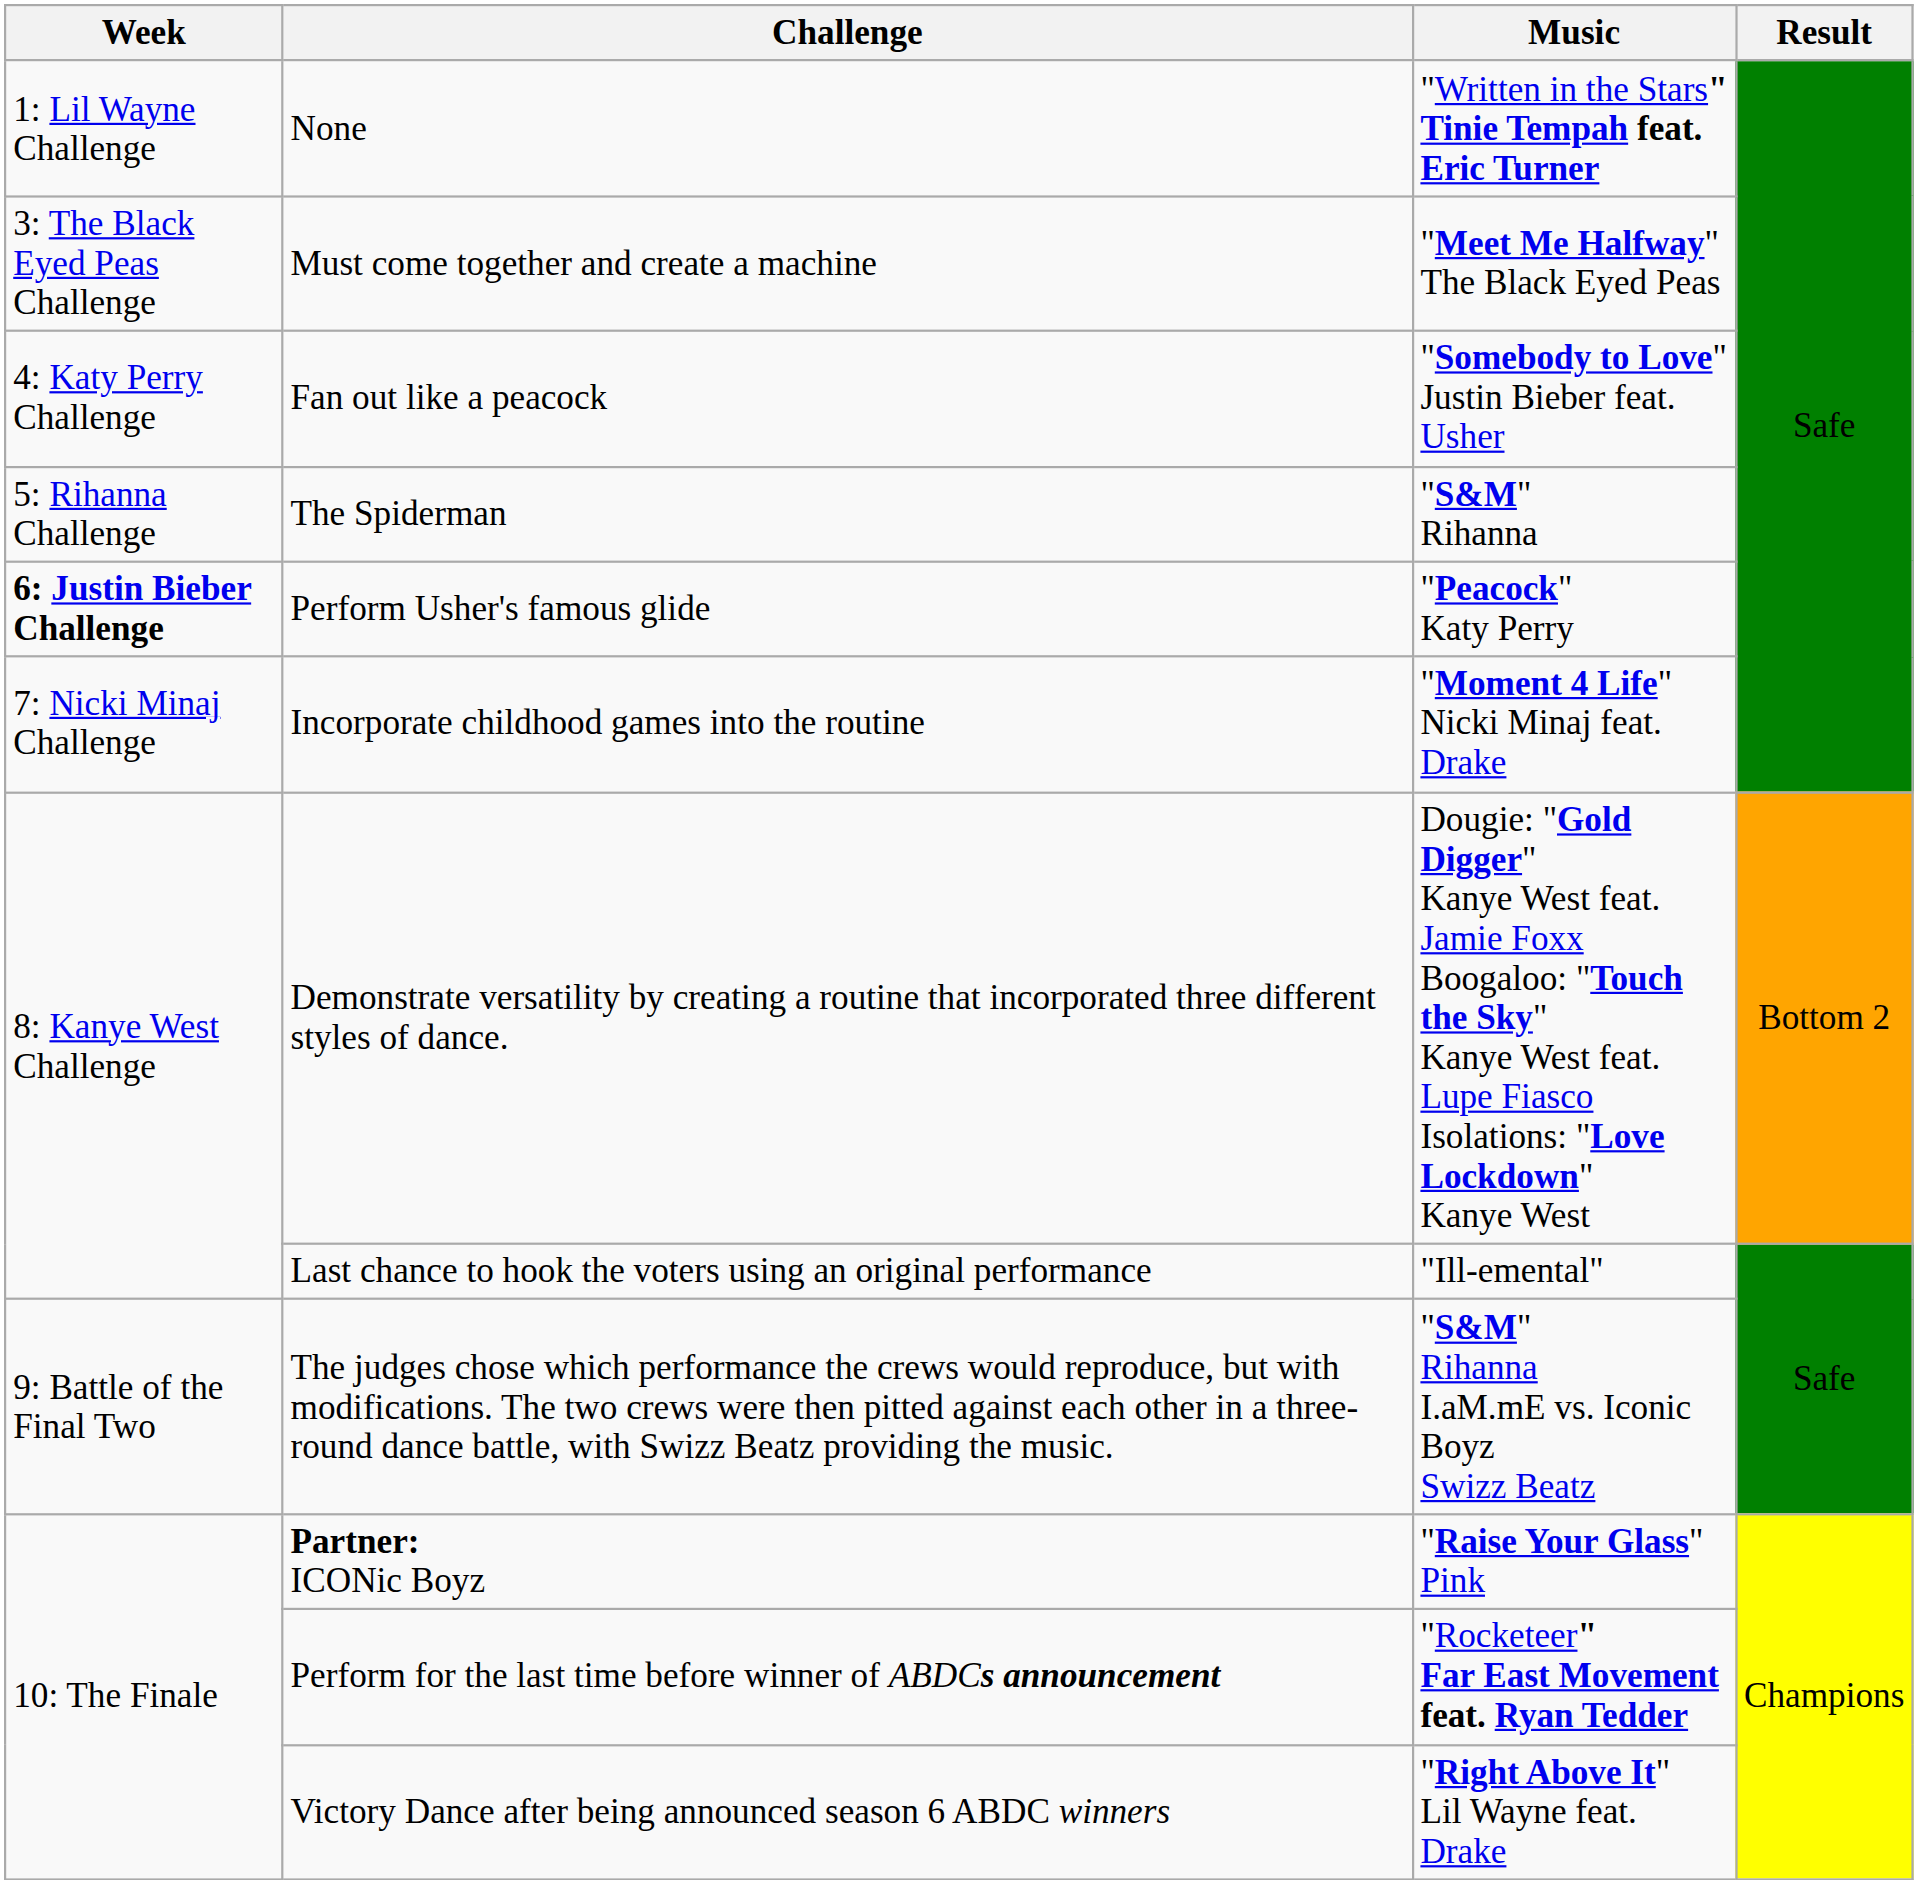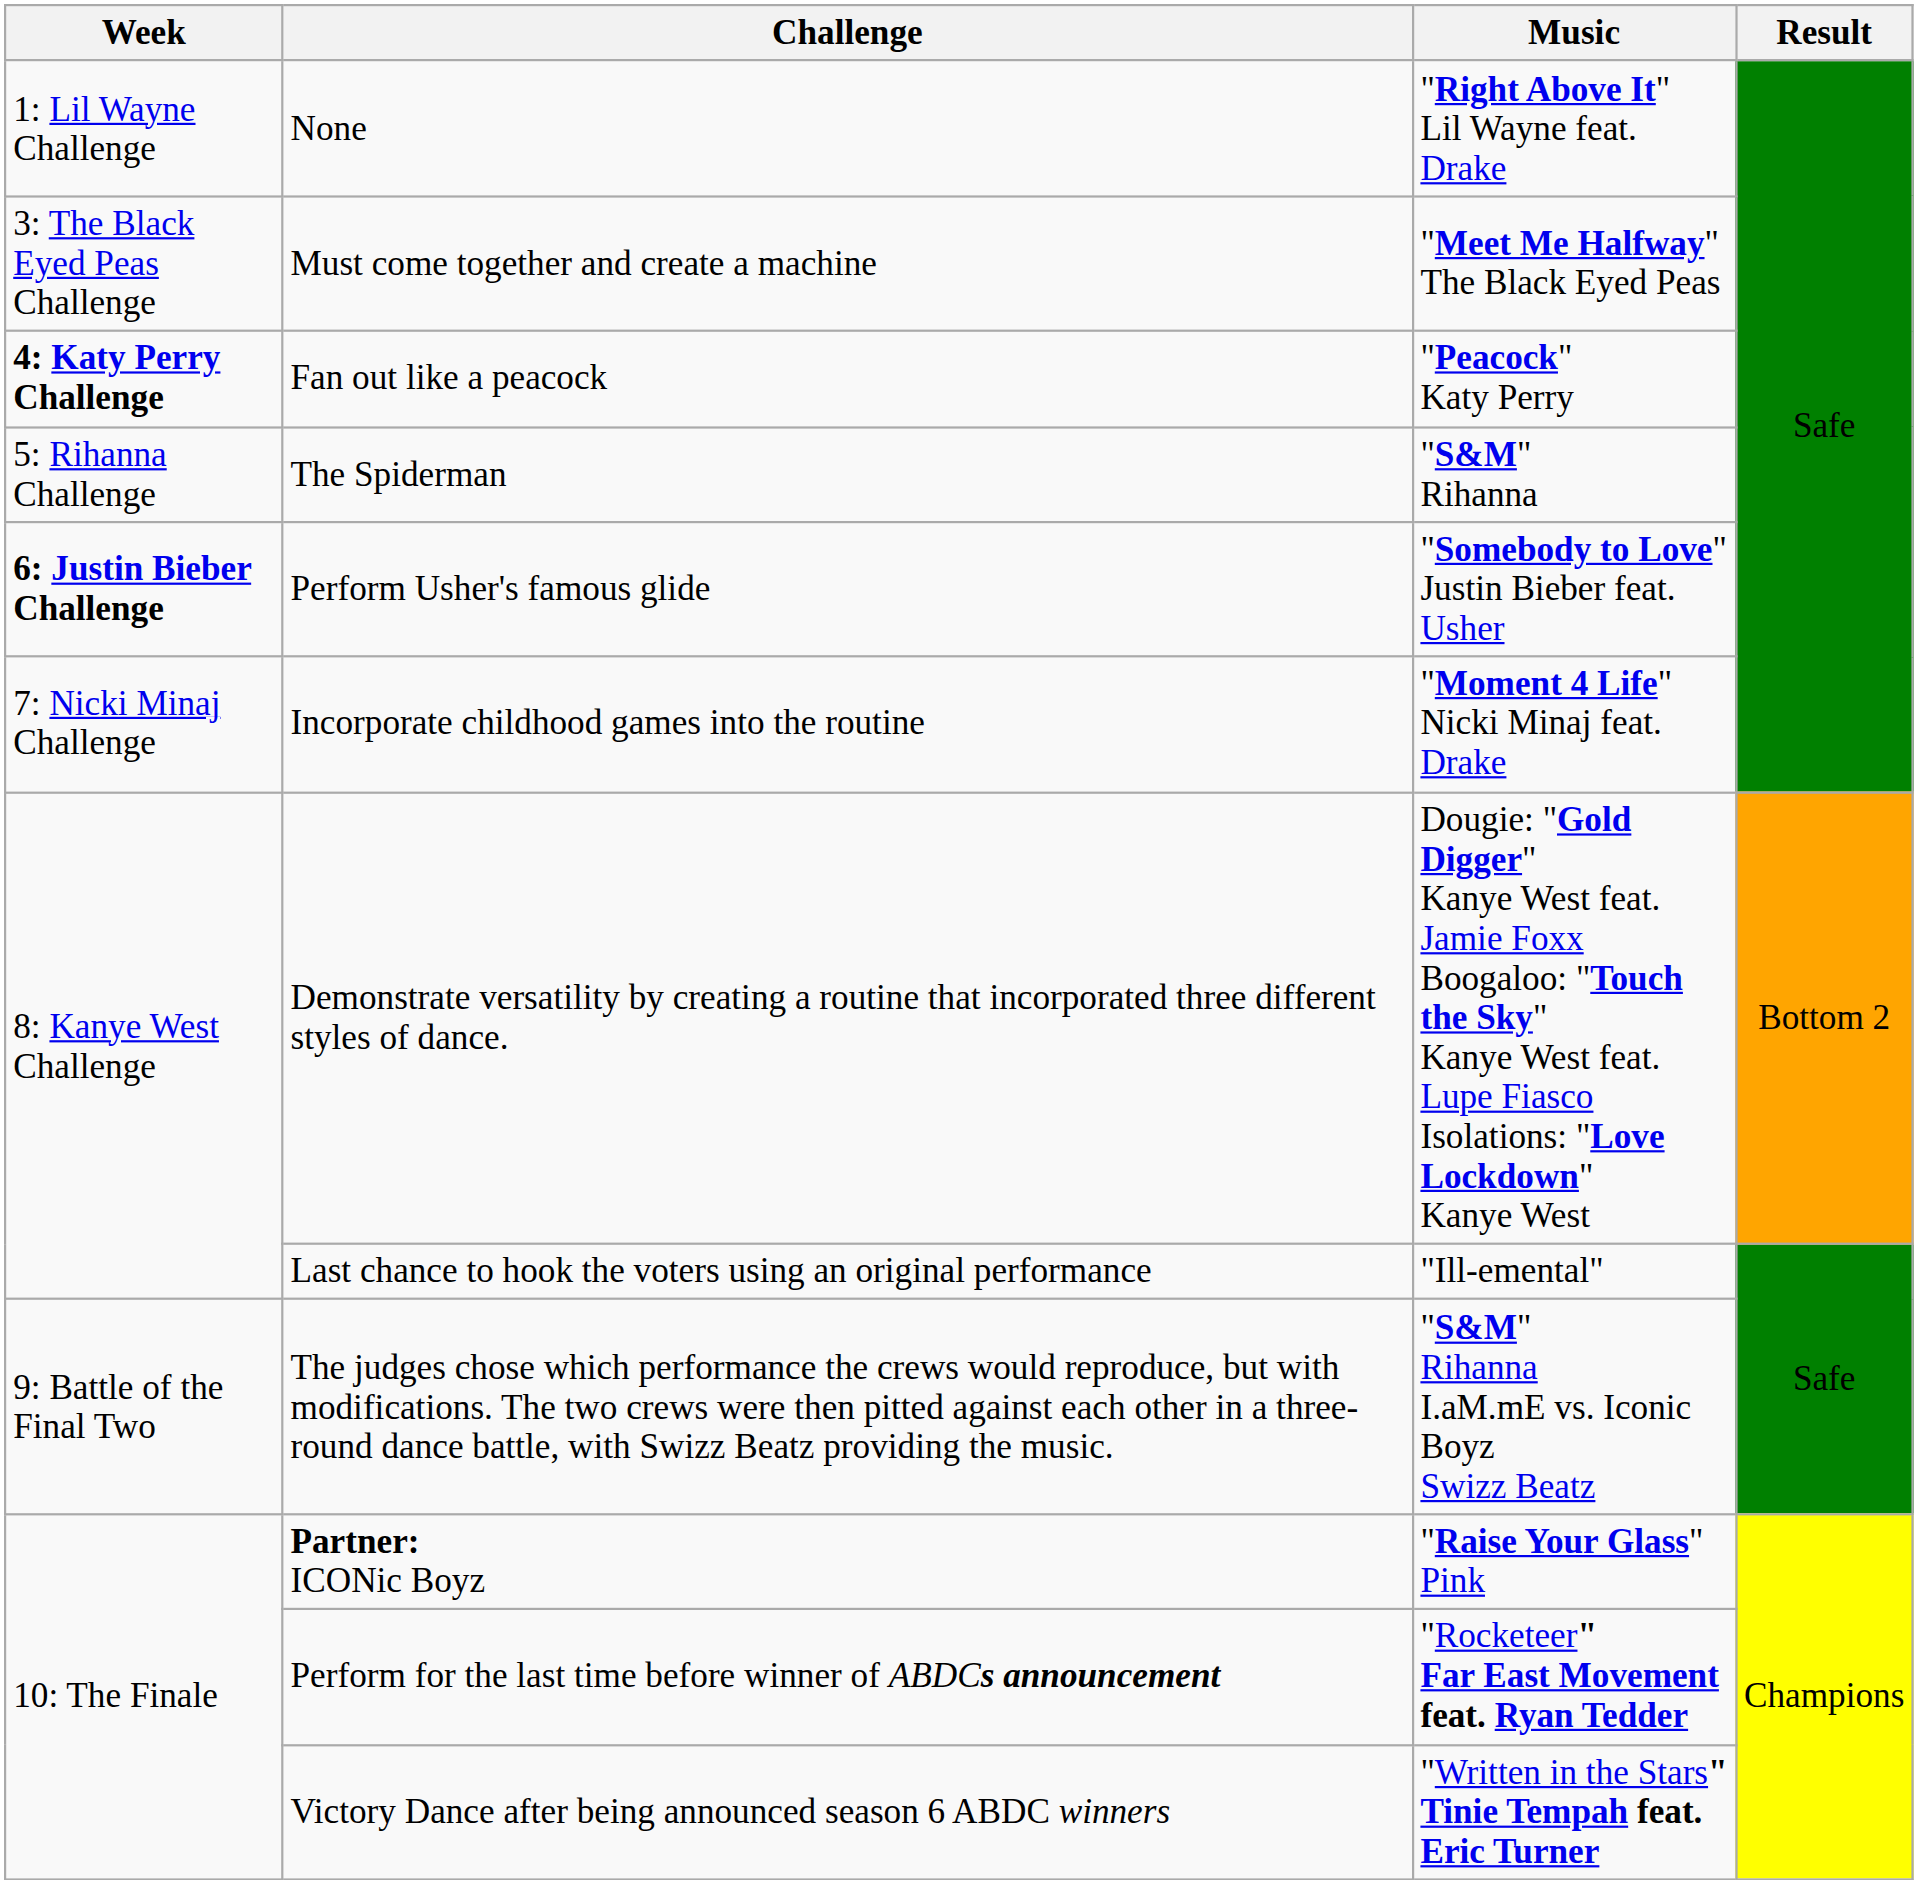(1574, 127) "Written in the Stars" Tinie Tempah feat. Eric Turner -> (1545, 127) "Right Above It" Lil Wayne feat. Drake
(108, 397) normal -> (117, 378) bold
(1574, 397) "Somebody to Love" Justin Bieber feat. Usher -> (1497, 378) "Peacock" Katy Perry
(1497, 608) "Peacock" Katy Perry -> (1574, 588) "Somebody to Love" Justin Bieber feat. Usher
(1545, 1811) "Right Above It" Lil Wayne feat. Drake -> (1574, 1811) "Written in the Stars" Tinie Tempah feat. Eric Turner
